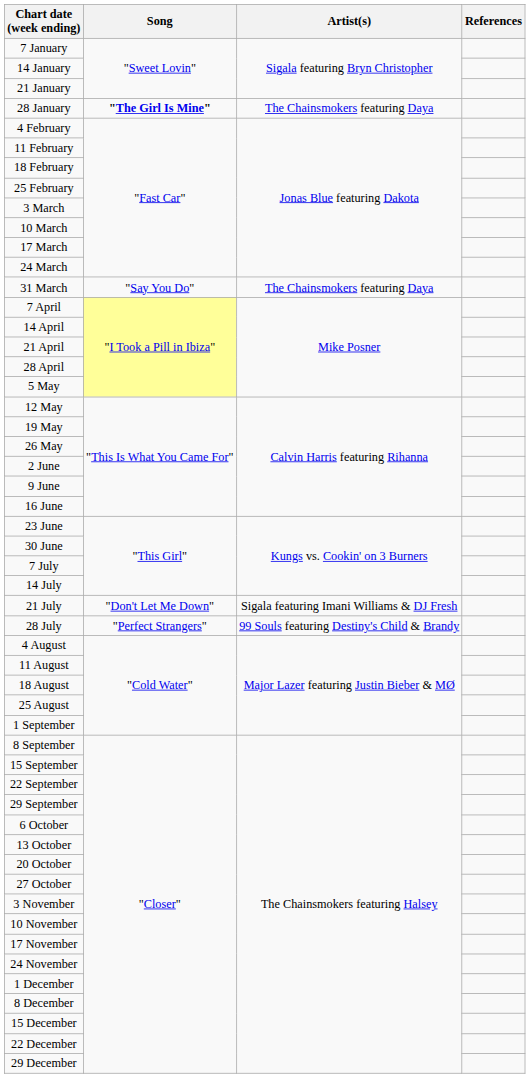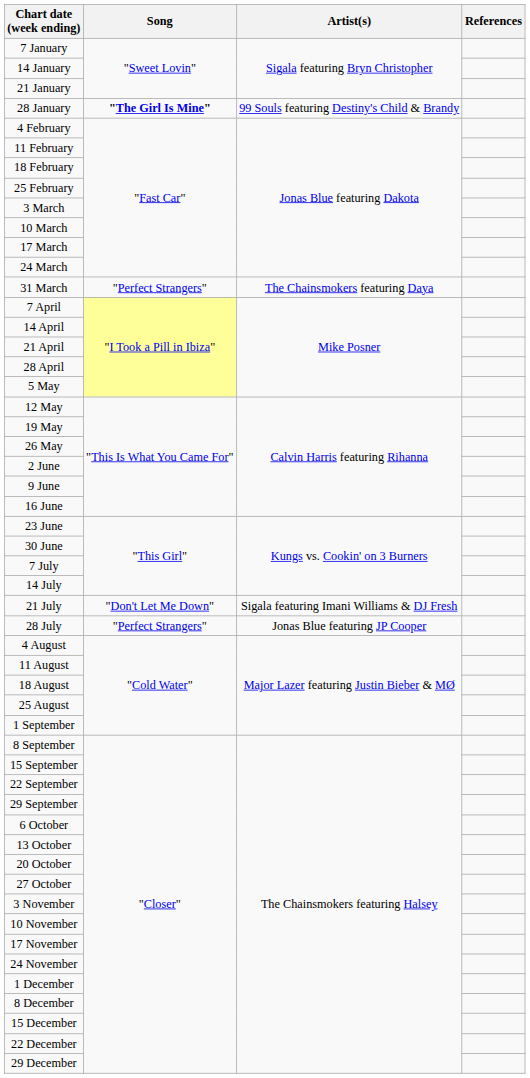(349, 107) The Chainsmokers featuring Daya -> (349, 107) 99 Souls featuring Destiny's Child & Brandy
(160, 286) "Say You Do" -> (160, 286) "Perfect Strangers"
(349, 625) 99 Souls featuring Destiny's Child & Brandy -> (349, 625) Jonas Blue featuring JP Cooper
